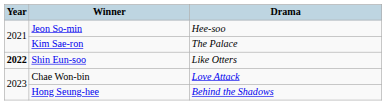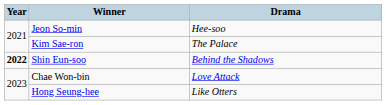(214, 60) Like Otters -> (233, 60) Behind the Shadows
(233, 92) Behind the Shadows -> (214, 92) Like Otters
